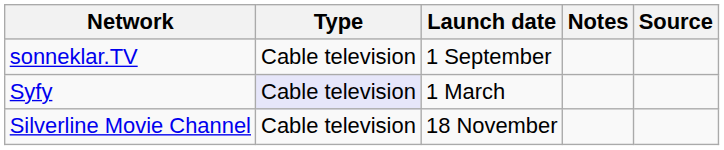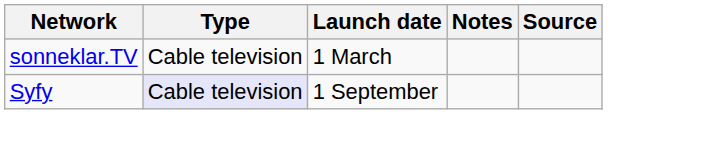(489, 56) 1 September -> (352, 56) 1 March
(466, 91) 1 March -> (375, 91) 1 September
- row: (130, 126)
